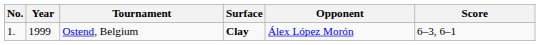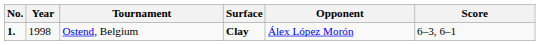(11, 31) normal -> (11, 31) bold
(40, 31) 1999 -> (40, 31) 1998
